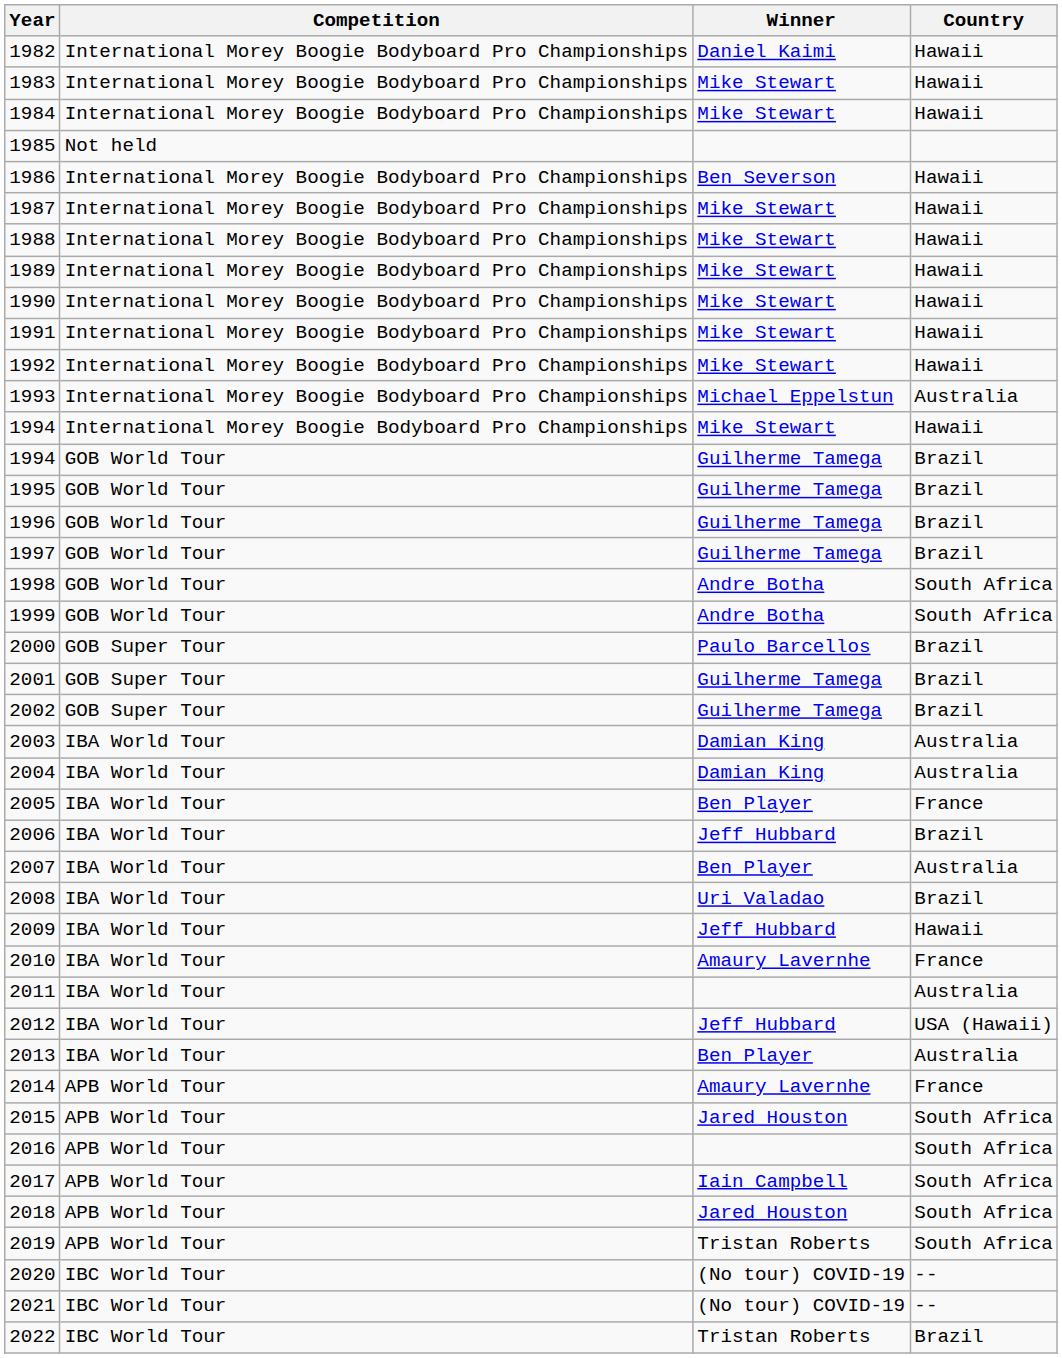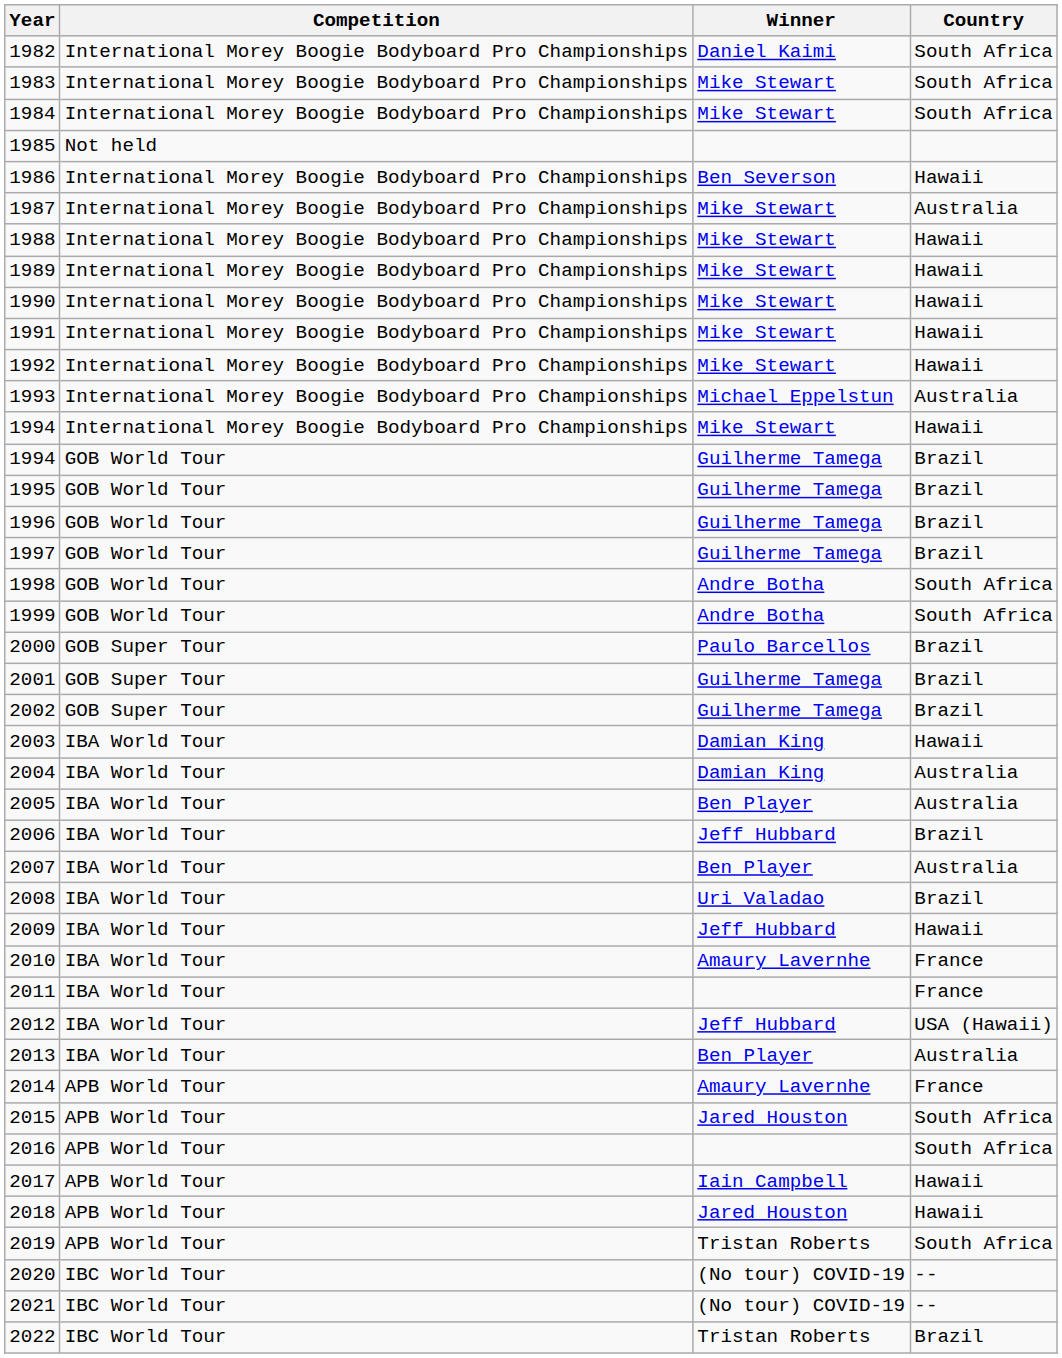(949, 52) Hawaii -> (984, 52) South Africa
(949, 83) Hawaii -> (984, 83) South Africa
(949, 114) Hawaii -> (984, 114) South Africa
(949, 209) Hawaii -> (966, 209) Australia
(966, 742) Australia -> (949, 742) Hawaii
(949, 804) France -> (966, 804) Australia
(966, 993) Australia -> (949, 993) France
(984, 1181) South Africa -> (949, 1181) Hawaii
(984, 1212) South Africa -> (949, 1212) Hawaii
